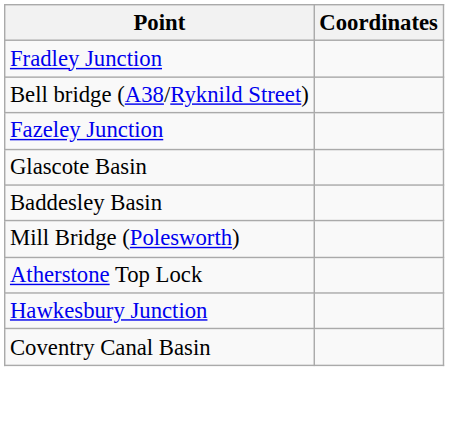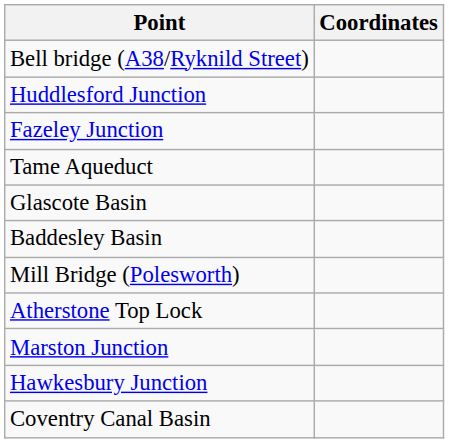- row: (86, 58)
+ row: (108, 94)
+ row: (81, 166)
+ row: (89, 346)
